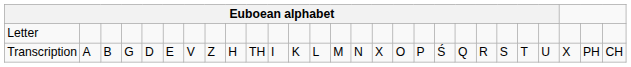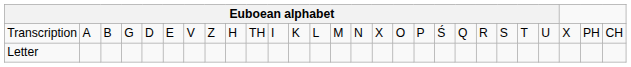rows swapped: (23, 33) <-> (42, 52)
